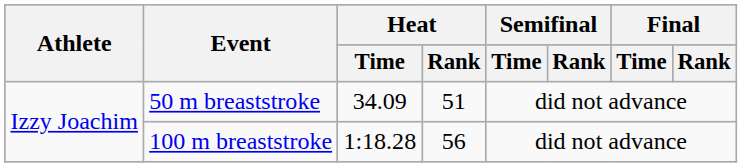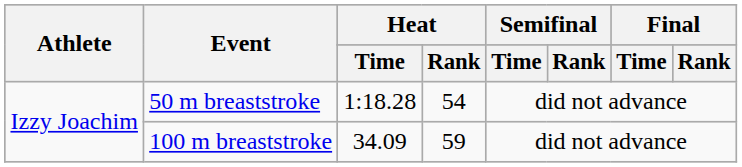(380, 101) 34.09 -> (380, 101) 1:18.28
(454, 101) 51 -> (454, 101) 54
(380, 141) 1:18.28 -> (380, 141) 34.09
(454, 141) 56 -> (454, 141) 59
